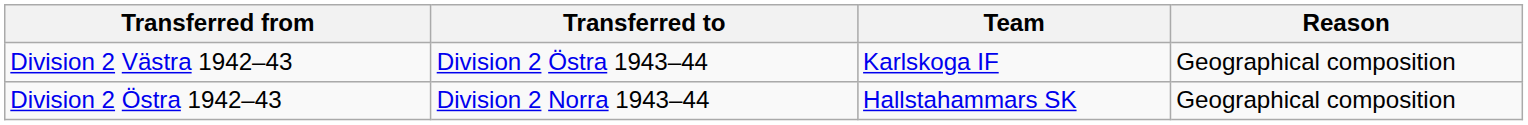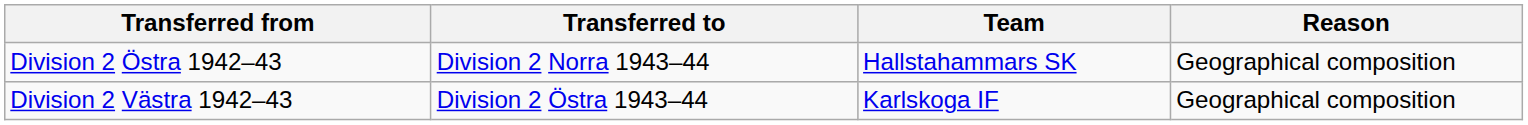rows swapped: (146, 100) <-> (151, 61)
